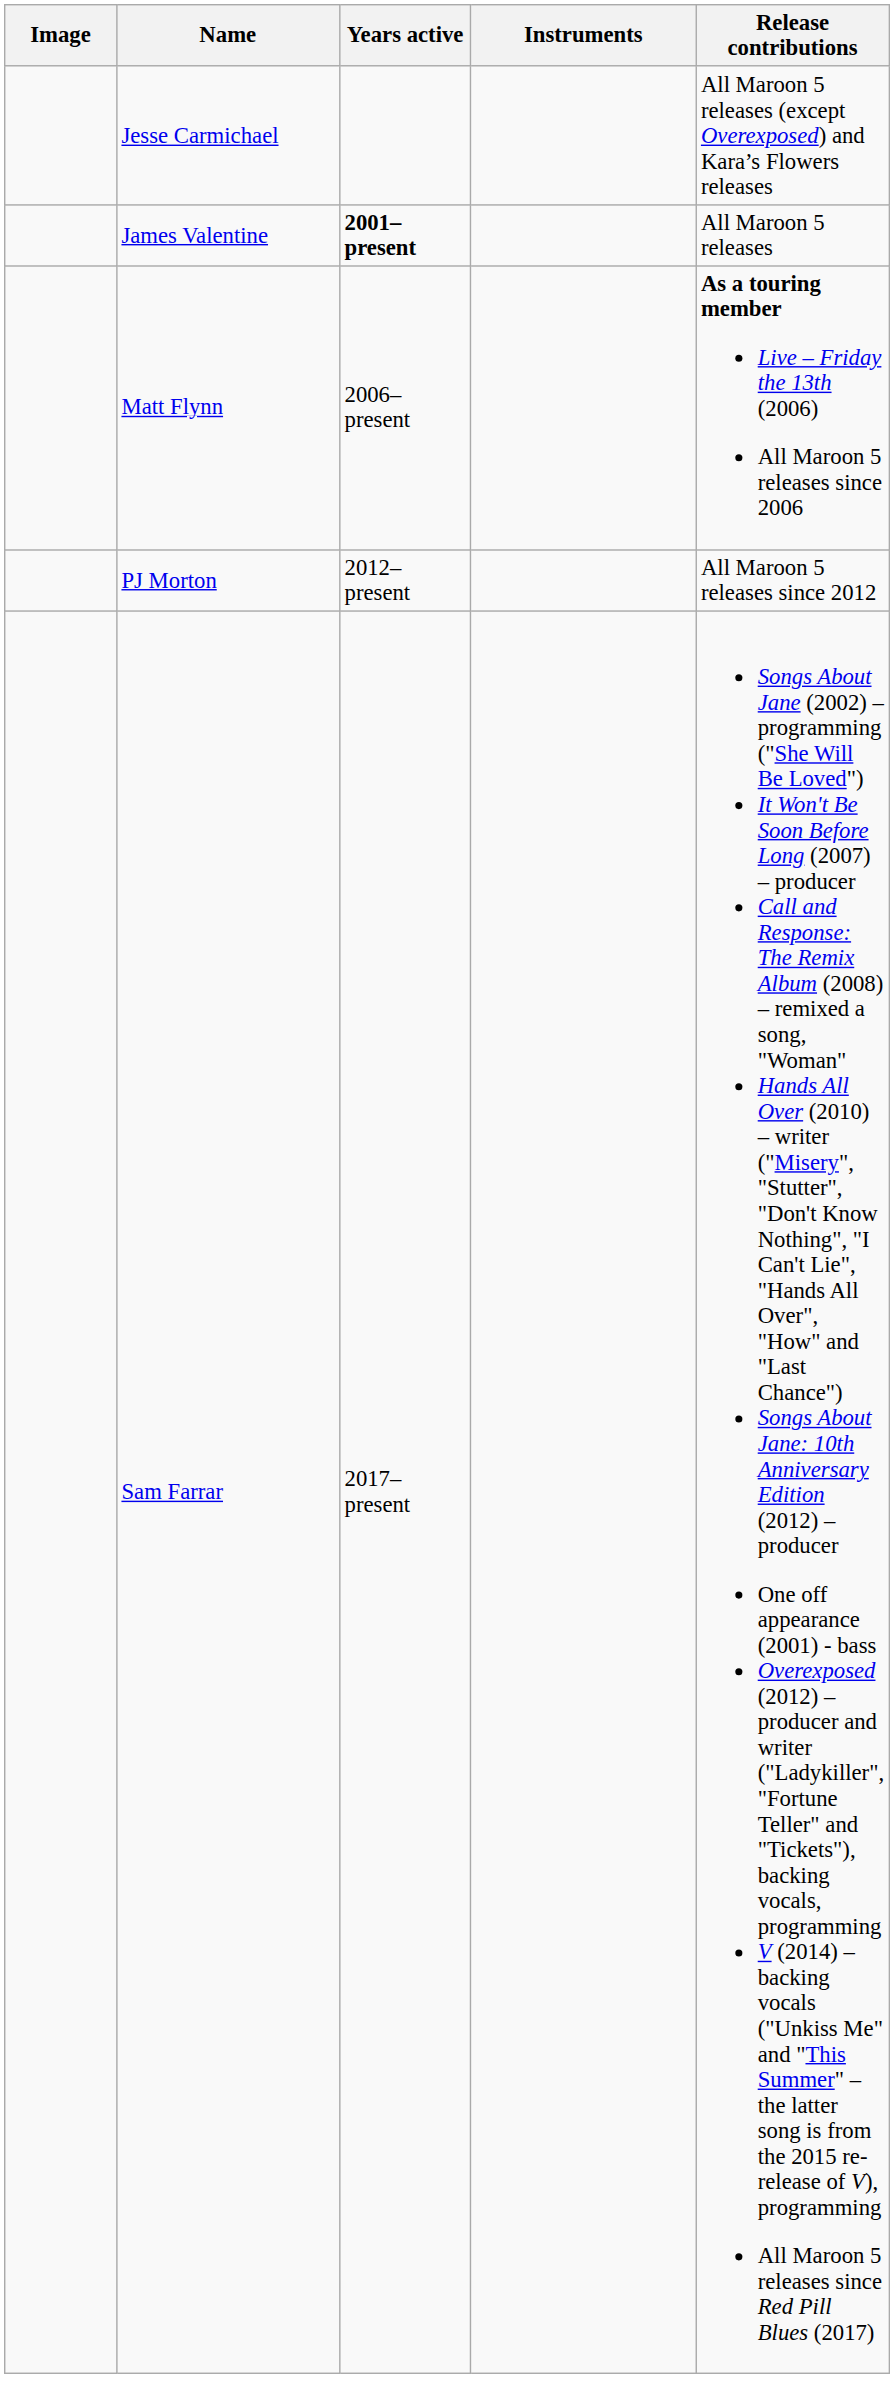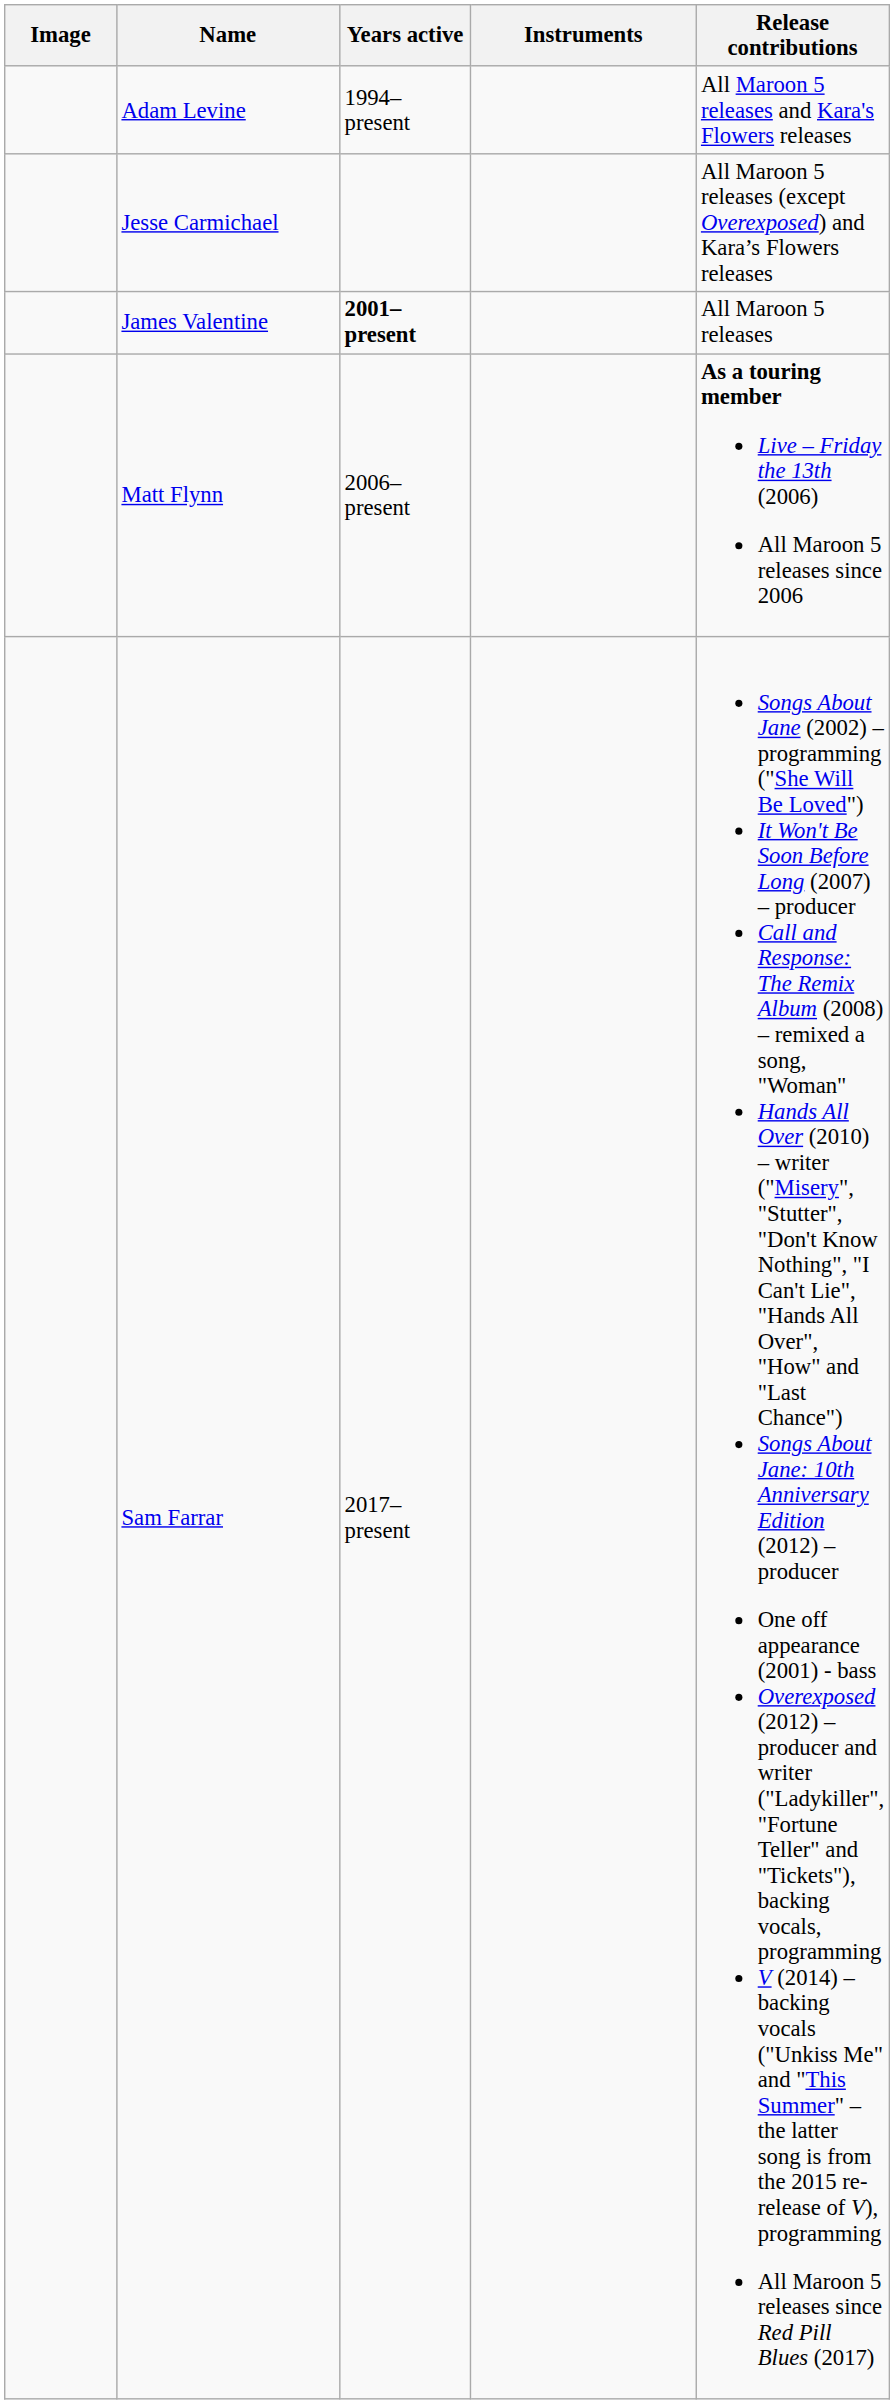+ row: (184, 109)
- row: (169, 579)
